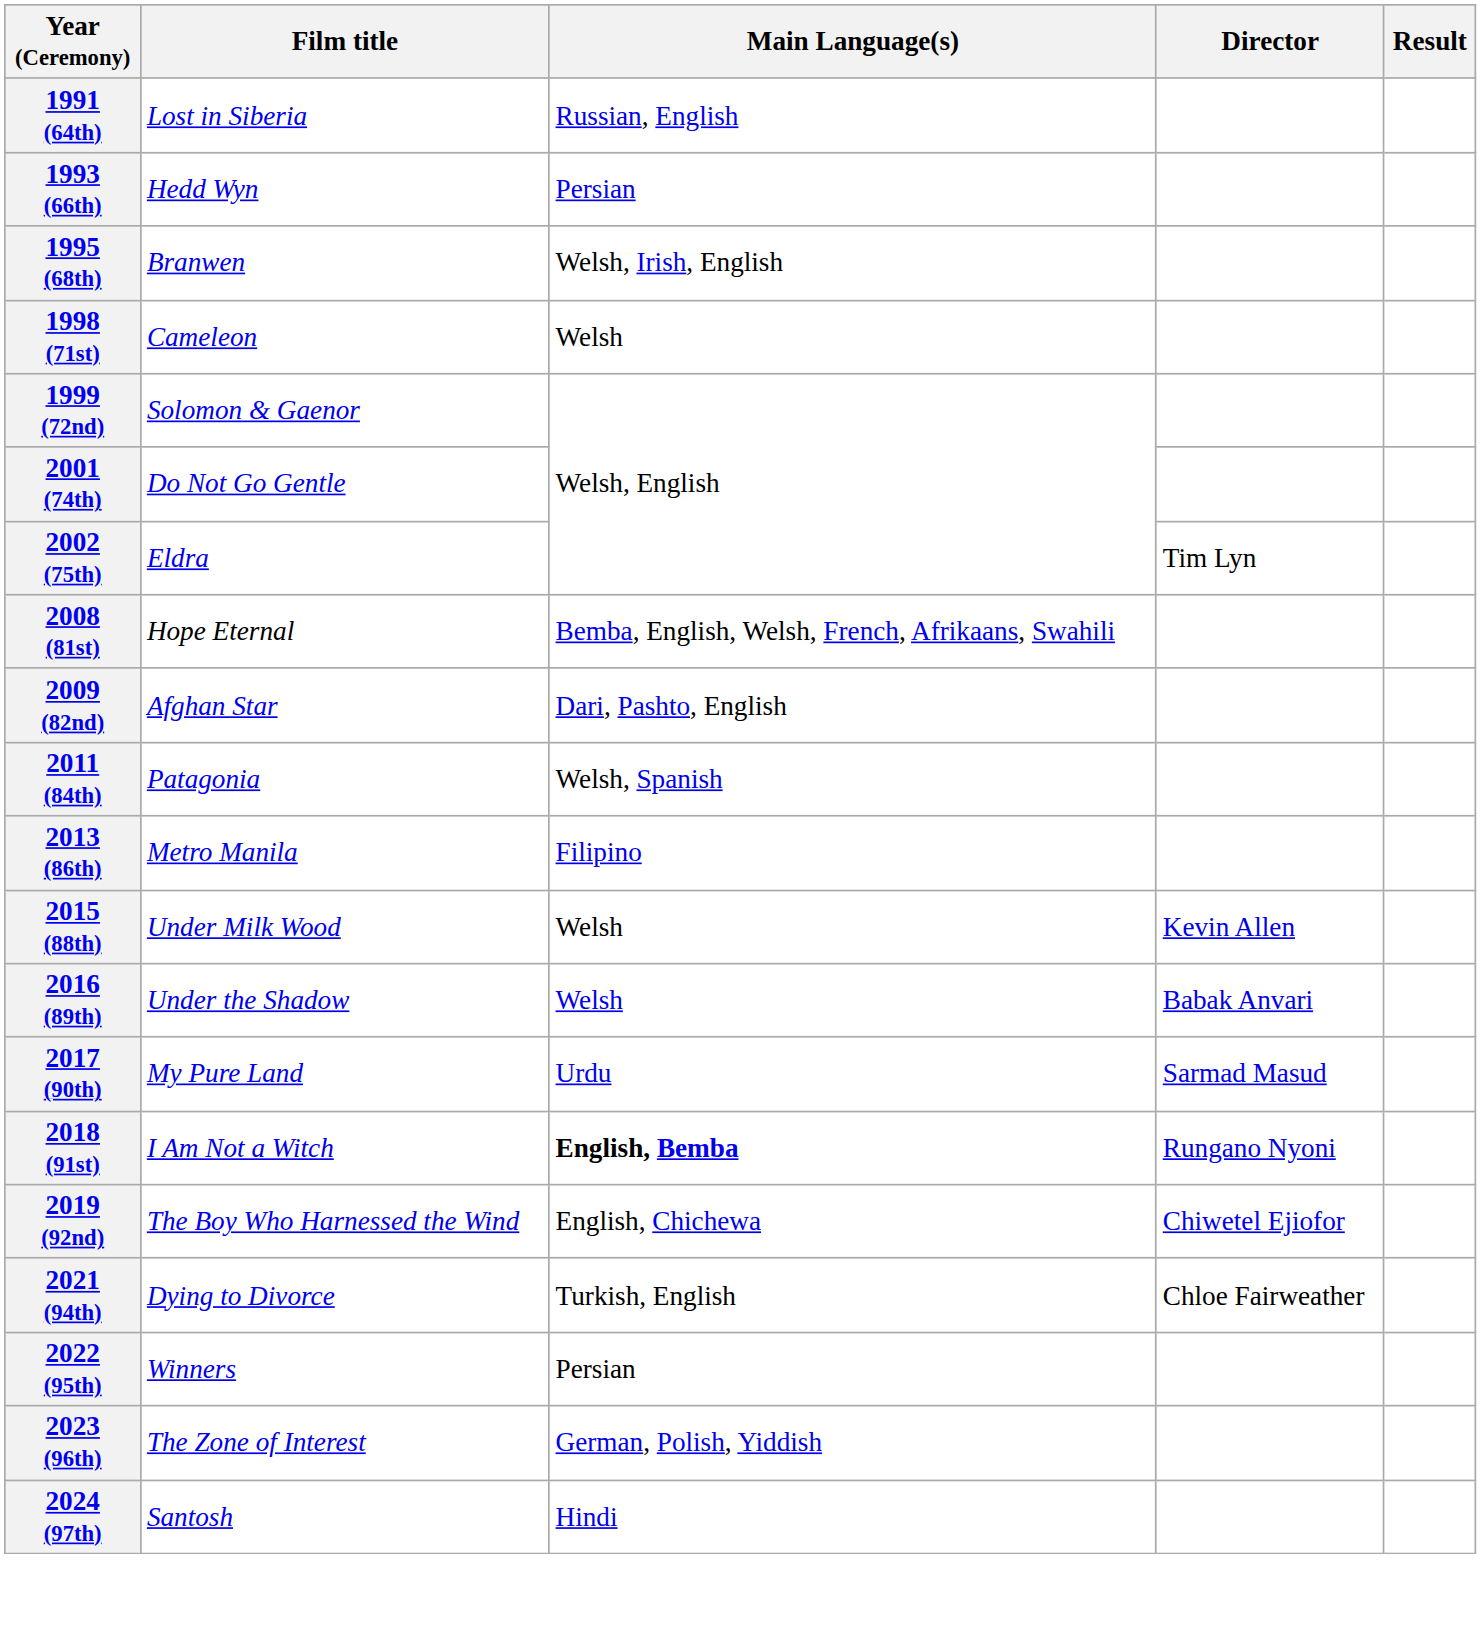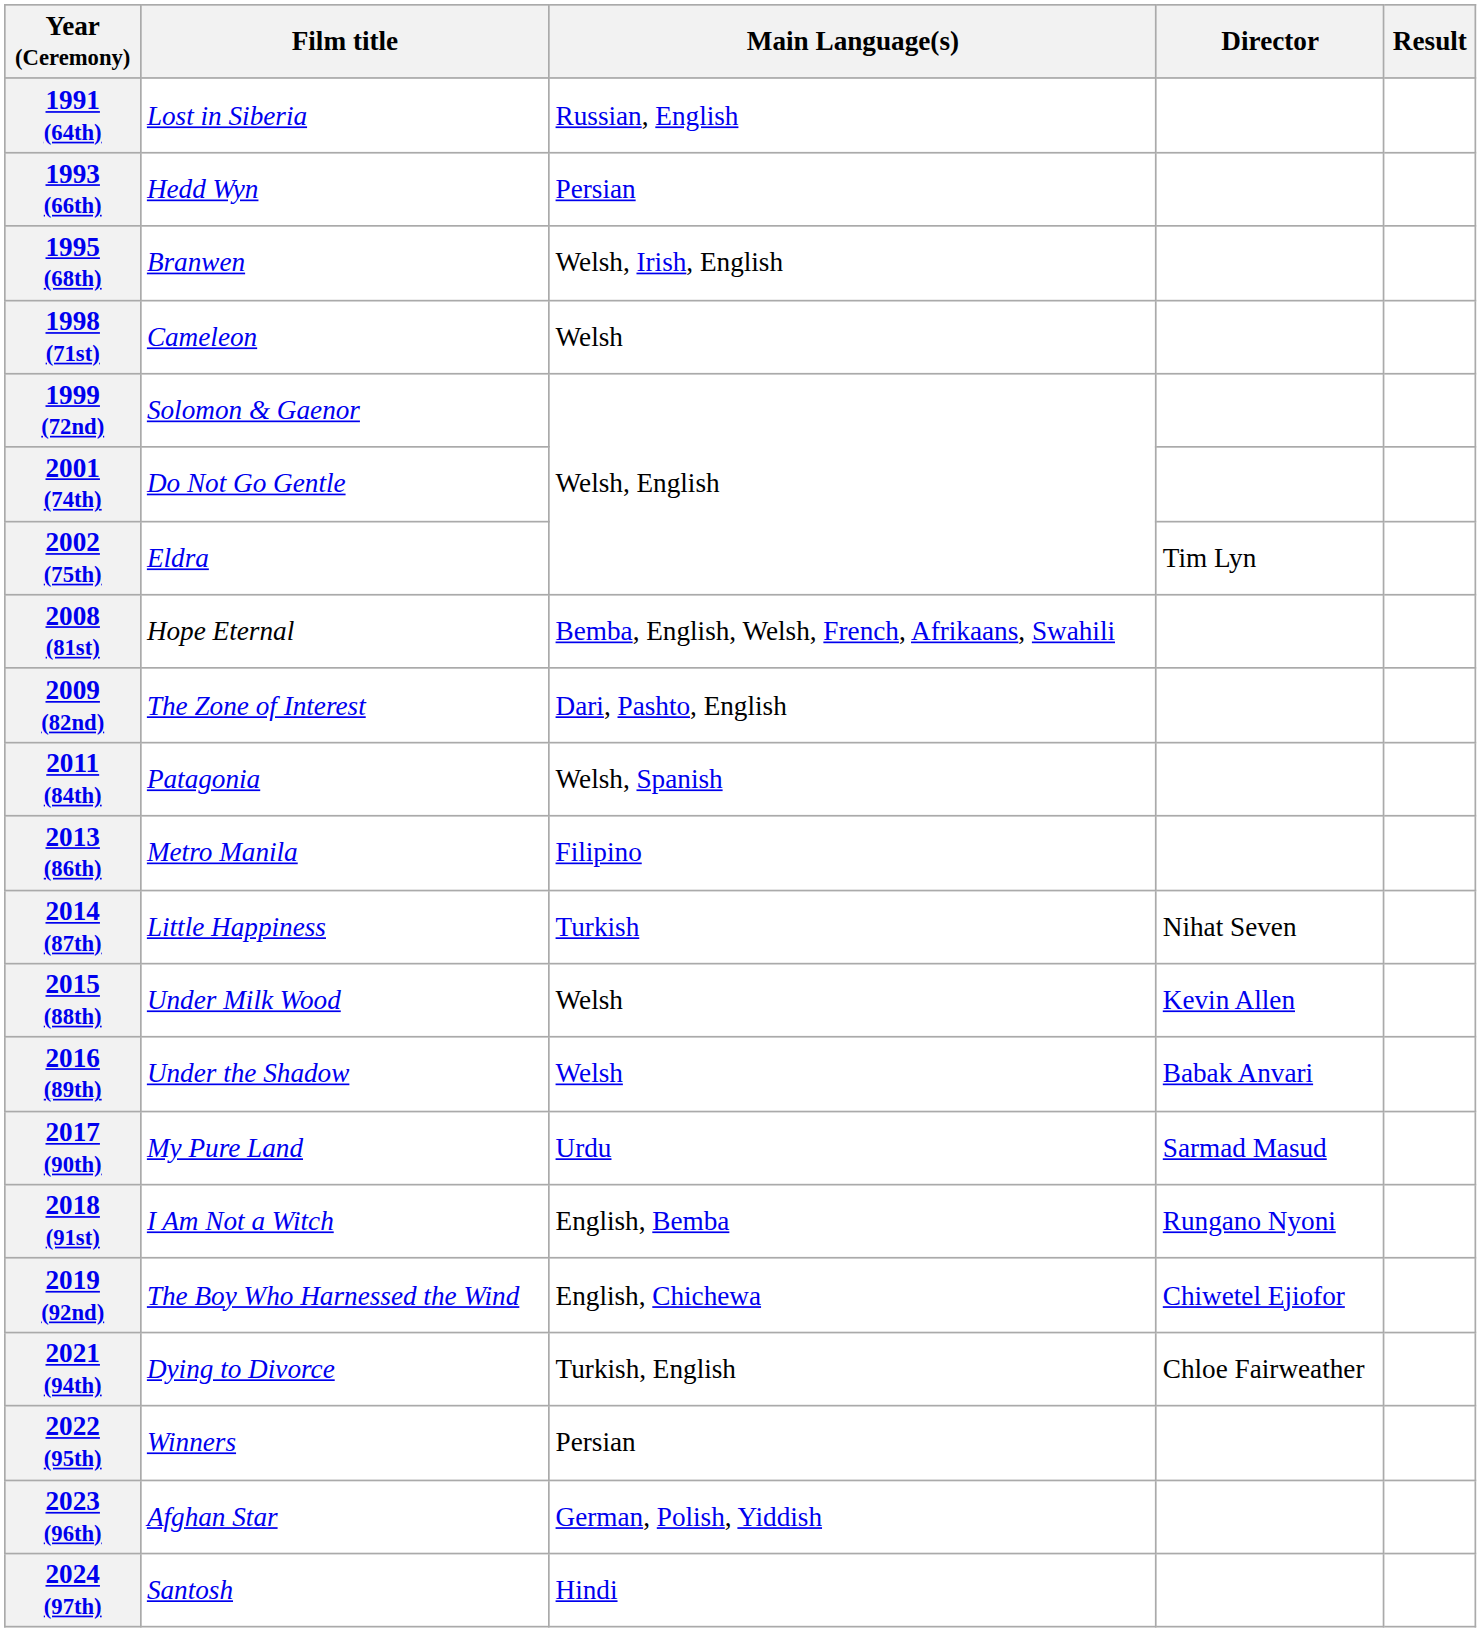(212, 705) Afghan Star -> (256, 705) The Zone of Interest
+ row: (73, 926)
(647, 1147) bold -> (642, 1221) normal
(256, 1442) The Zone of Interest -> (212, 1516) Afghan Star
